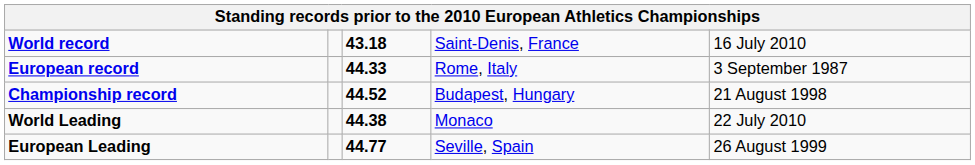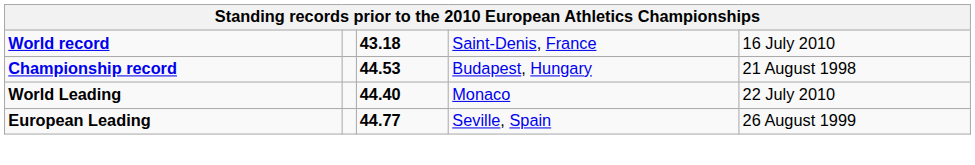- row: (74, 69)
(366, 95) 44.52 -> (380, 69) 44.53
(366, 120) 44.38 -> (380, 95) 44.40
